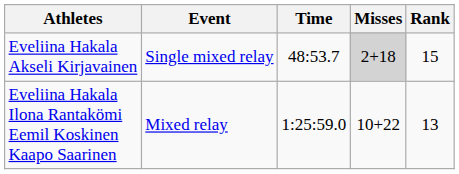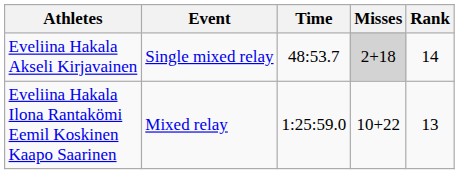(430, 56) 15 -> (430, 56) 14
